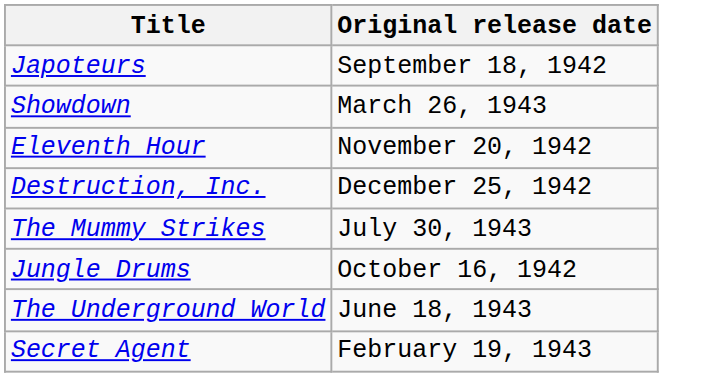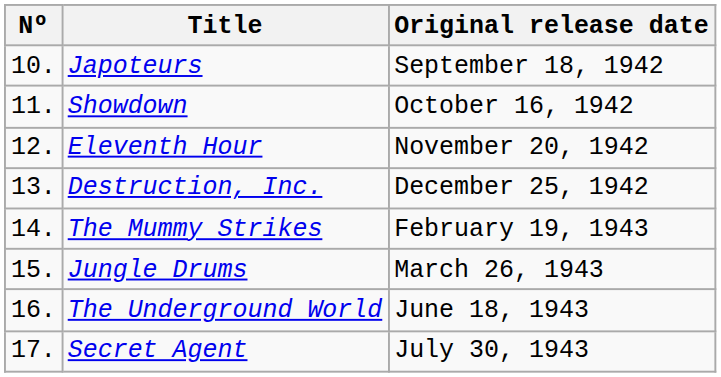+ column: (33, 25)
(442, 107) March 26, 1943 -> (514, 107) October 16, 1942
(435, 229) July 30, 1943 -> (521, 229) February 19, 1943
(457, 269) October 16, 1942 -> (499, 269) March 26, 1943
(465, 351) February 19, 1943 -> (492, 351) July 30, 1943
